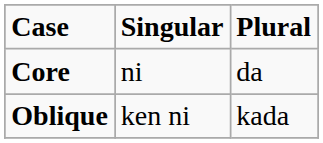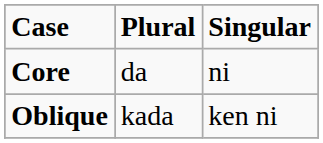columns swapped: (172, 26) <-> (274, 26)
